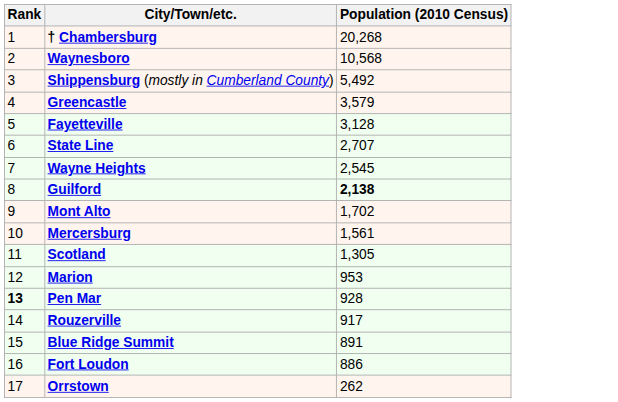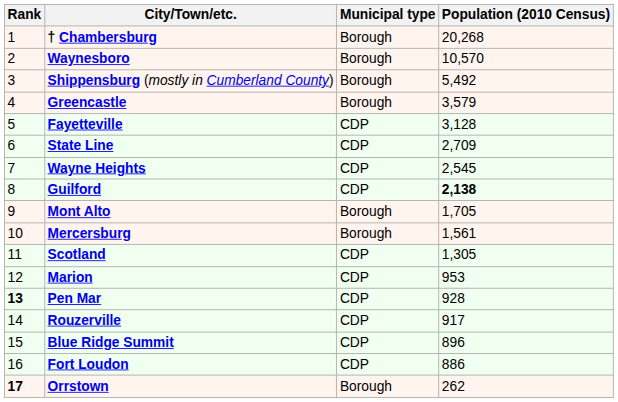+ column: (388, 15)
(361, 59) 10,568 -> (463, 59) 10,570
(357, 146) 2,707 -> (459, 146) 2,709
(357, 211) 1,702 -> (459, 211) 1,705
(351, 342) 891 -> (453, 342) 896
(15, 386) normal -> (15, 386) bold
